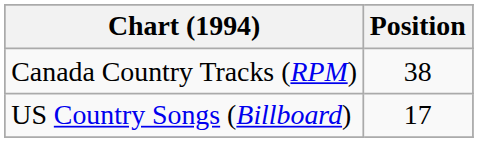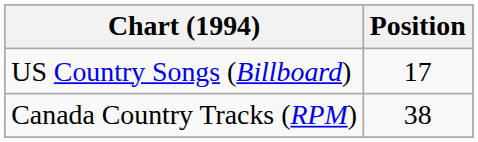rows swapped: (184, 70) <-> (181, 114)
